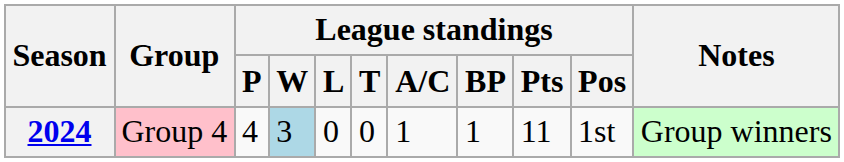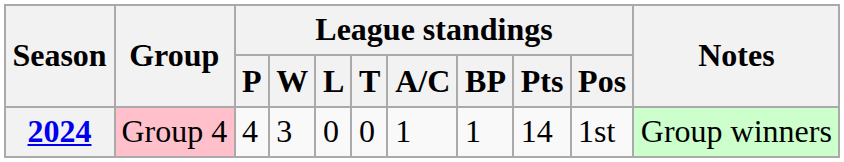(284, 131) lightblue background -> (284, 131) no background
(536, 131) 11 -> (537, 131) 14
